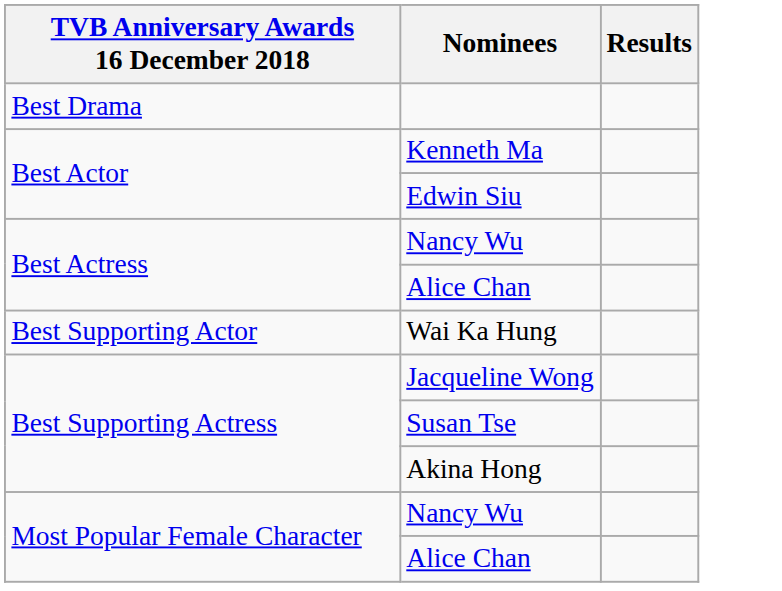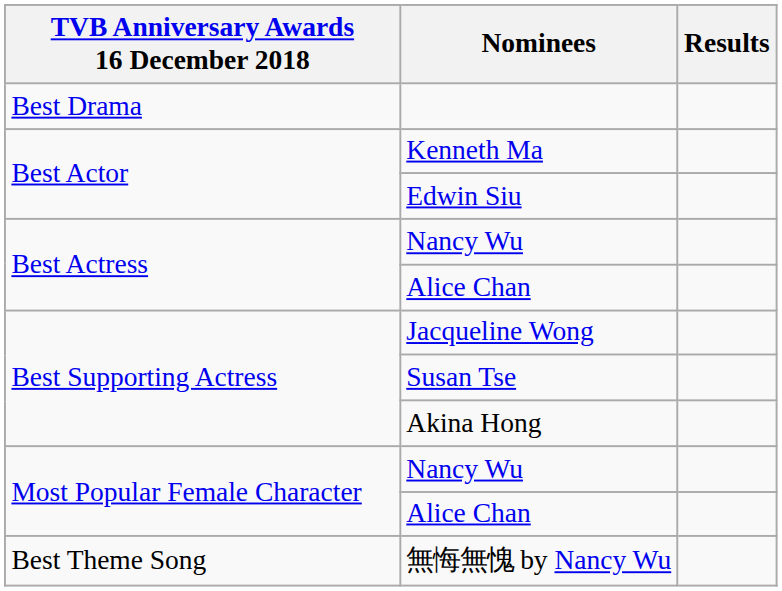- row: (134, 332)
+ row: (109, 560)
